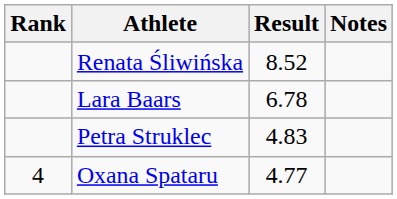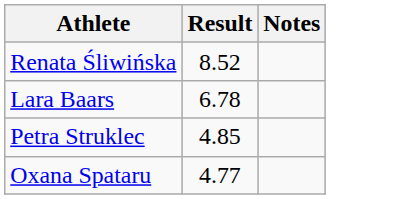- column: (38, 23)
(287, 136) 4.83 -> (220, 136) 4.85
